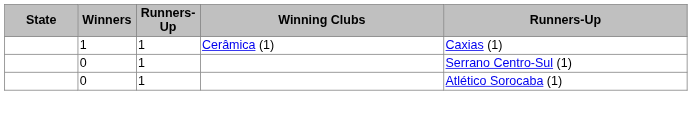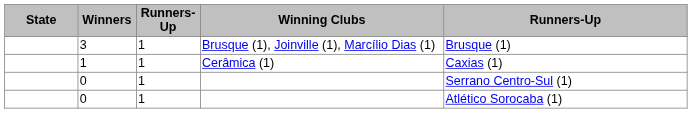+ row: (83, 45)
